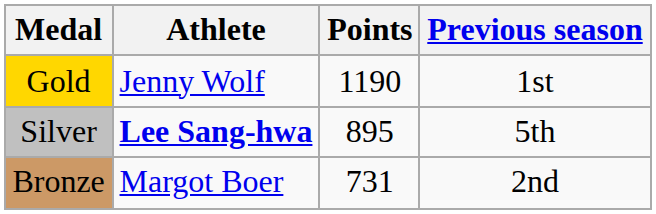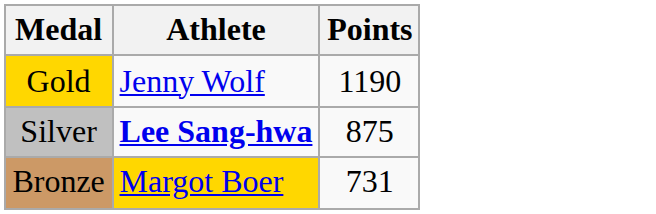- column: (535, 29)
(370, 131) 895 -> (370, 131) 875
(201, 182) no background -> (201, 182) gold background
